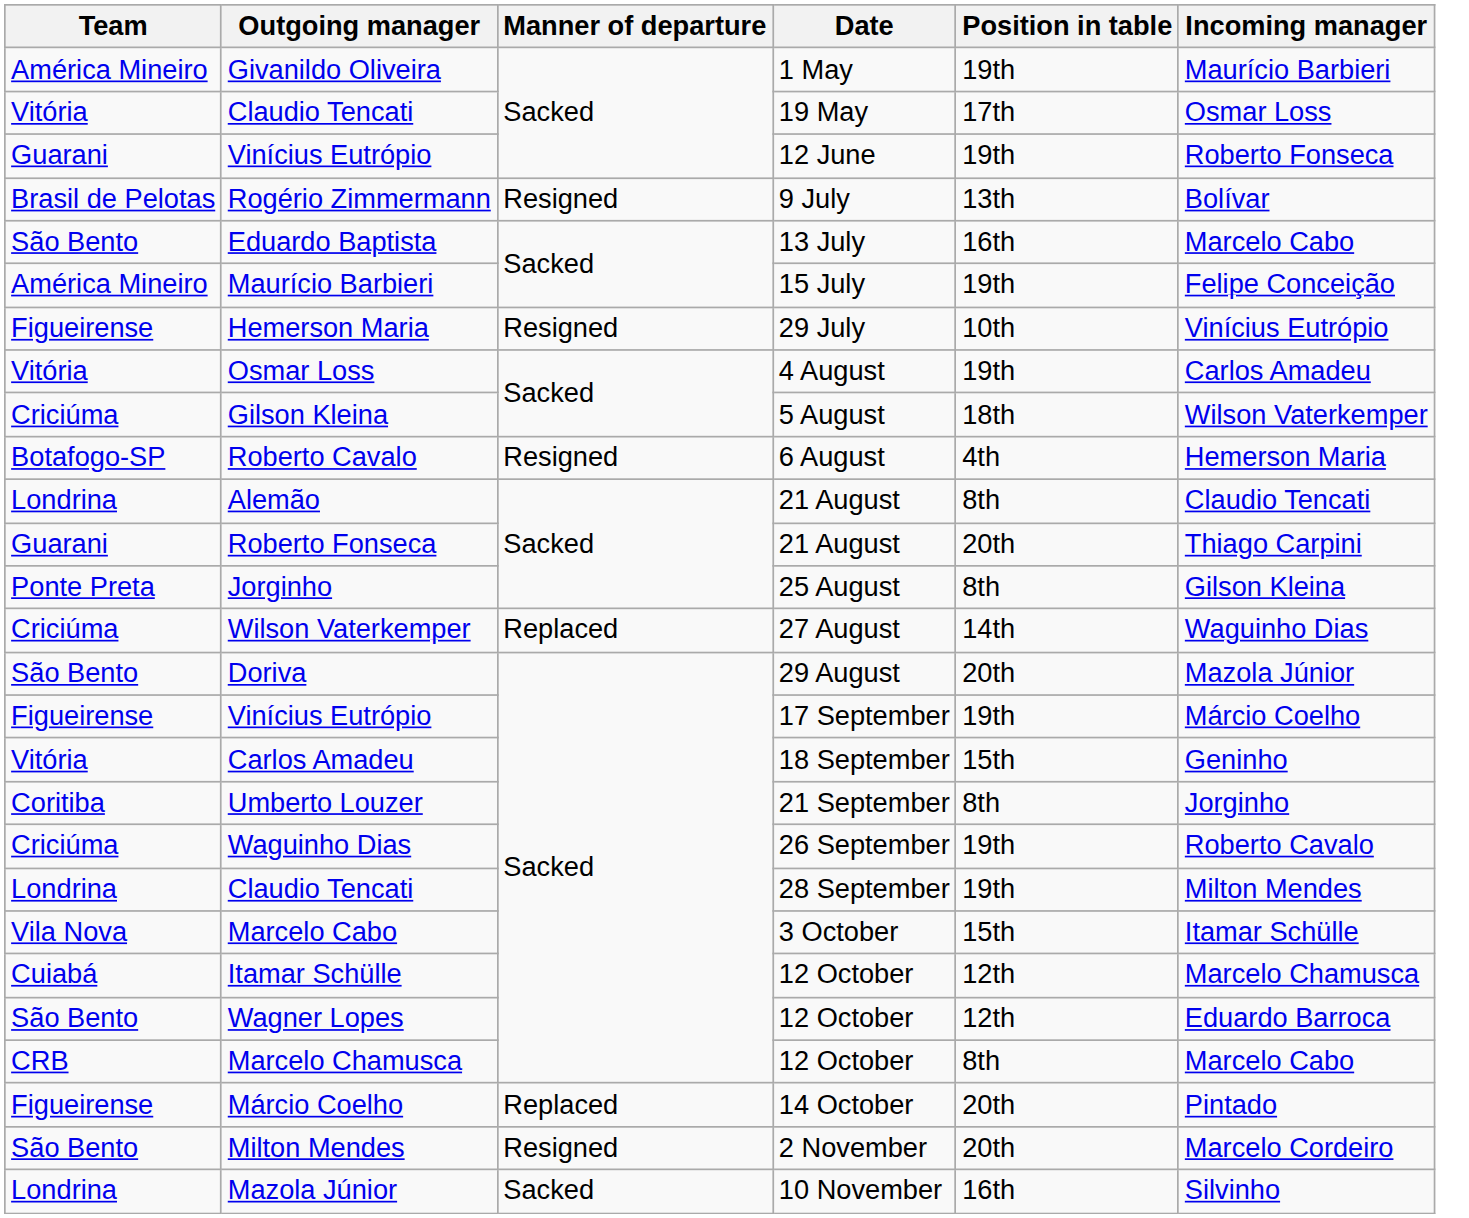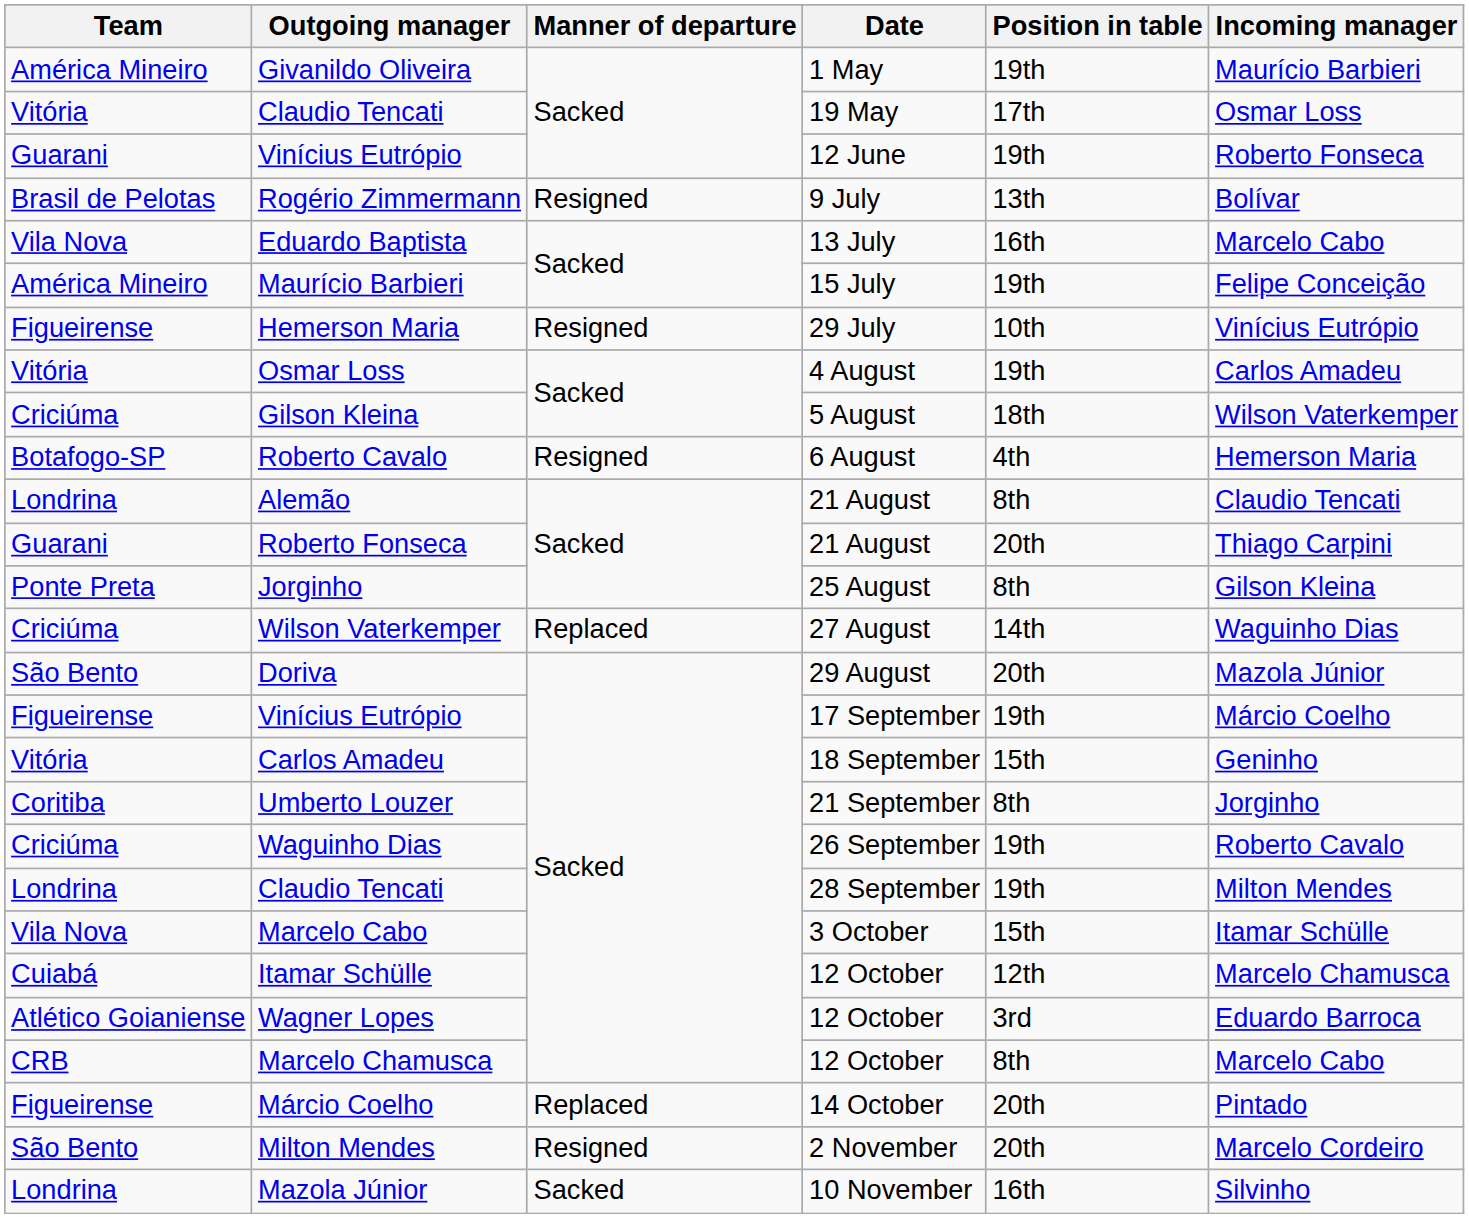(75, 241) São Bento -> (69, 241) Vila Nova
(75, 1018) São Bento -> (128, 1018) Atlético Goianiense
(989, 1018) 12th -> (1012, 1018) 3rd
